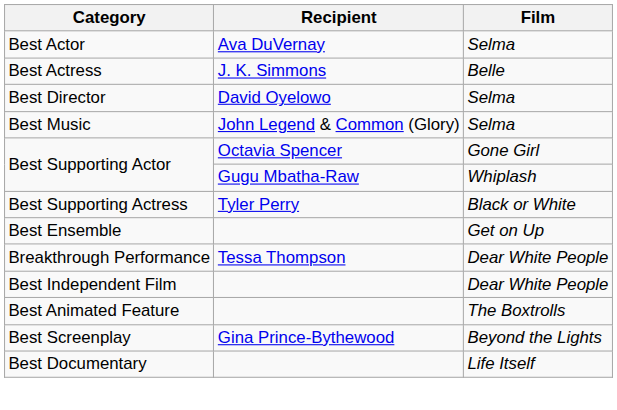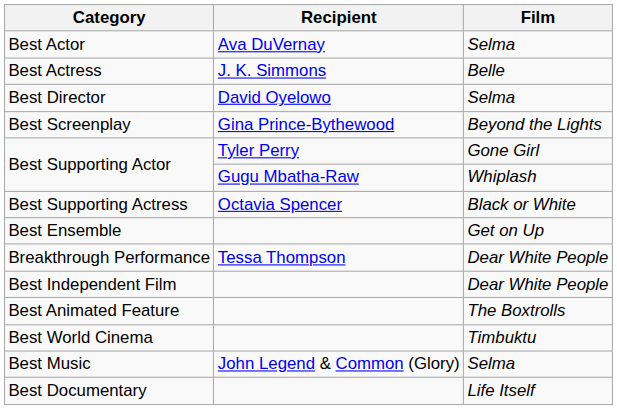rows swapped: (70, 337) <-> (49, 124)
(280, 151) Octavia Spencer -> (258, 151) Tyler Perry
(258, 204) Tyler Perry -> (280, 204) Octavia Spencer
+ row: (81, 337)
